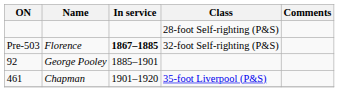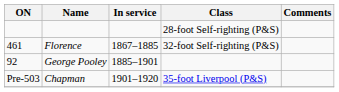(23, 45) Pre-503 -> (15, 45) 461
(135, 45) bold -> (135, 45) normal
(15, 78) 461 -> (23, 78) Pre-503
